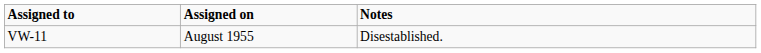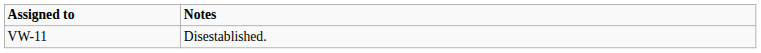- column: (219, 15)
